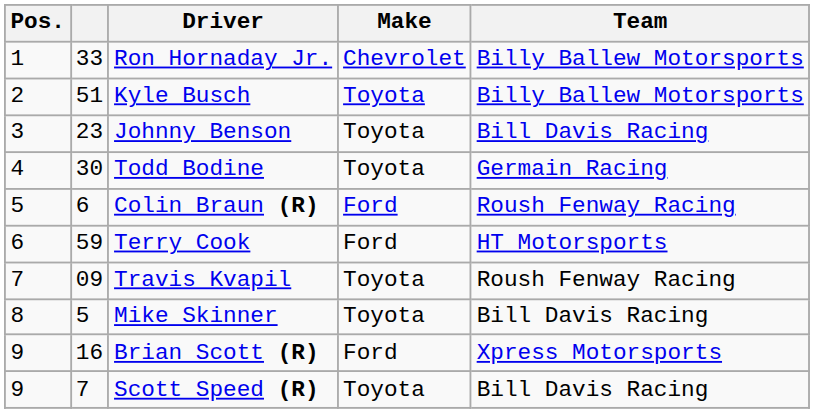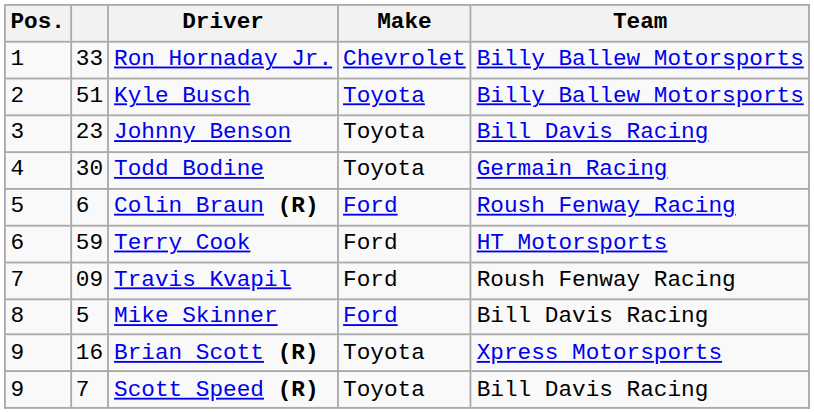(384, 280) Toyota -> (370, 280) Ford
(384, 317) Toyota -> (370, 317) Ford
(370, 354) Ford -> (384, 354) Toyota
